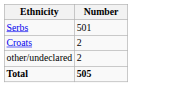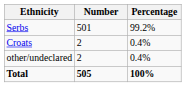+ column: (154, 12)
